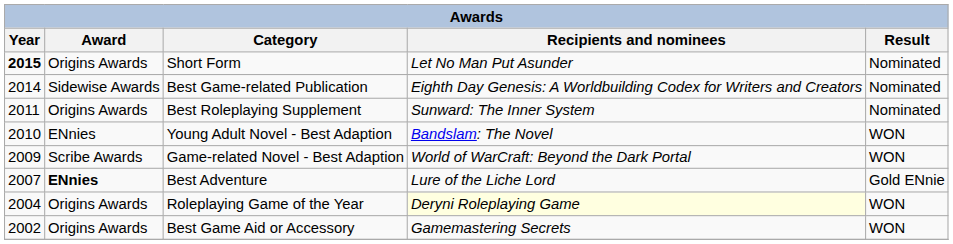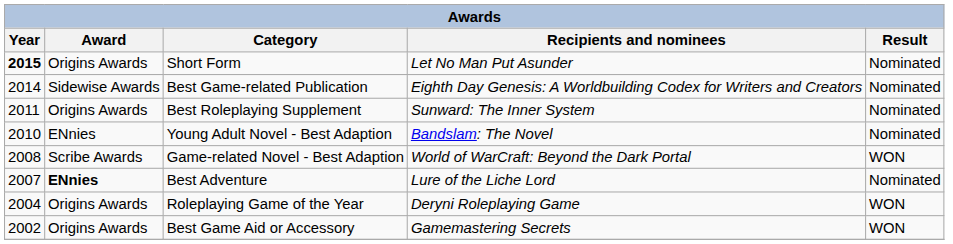(887, 134) WON -> (905, 134) Nominated
(24, 157) 2009 -> (24, 157) 2008
(907, 181) Gold ENnie -> (905, 181) Nominated
(495, 204) lightyellow background -> (495, 204) no background
